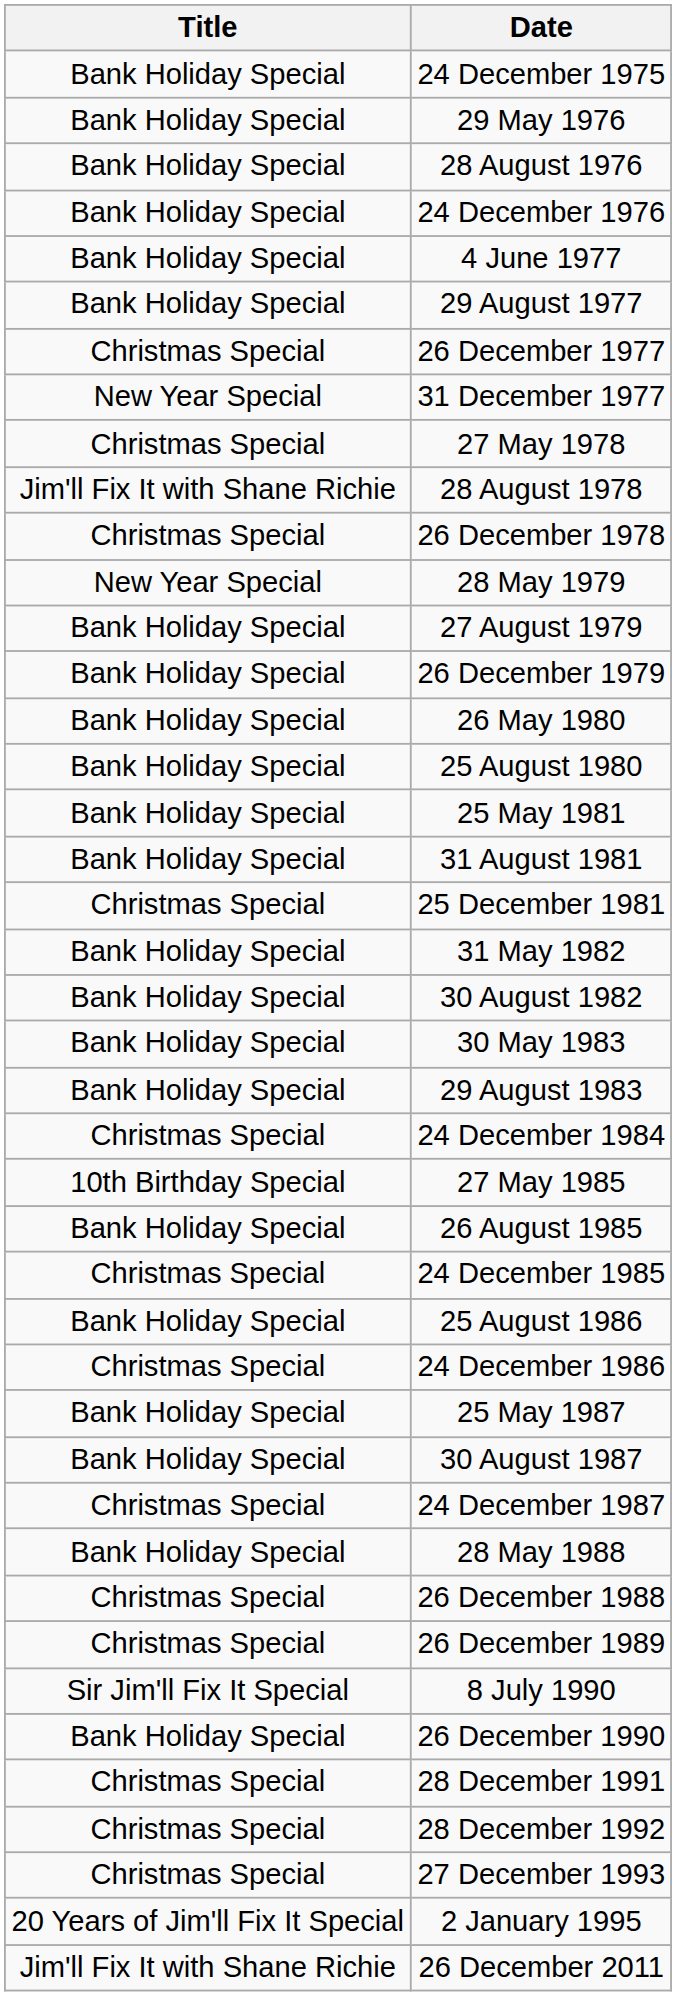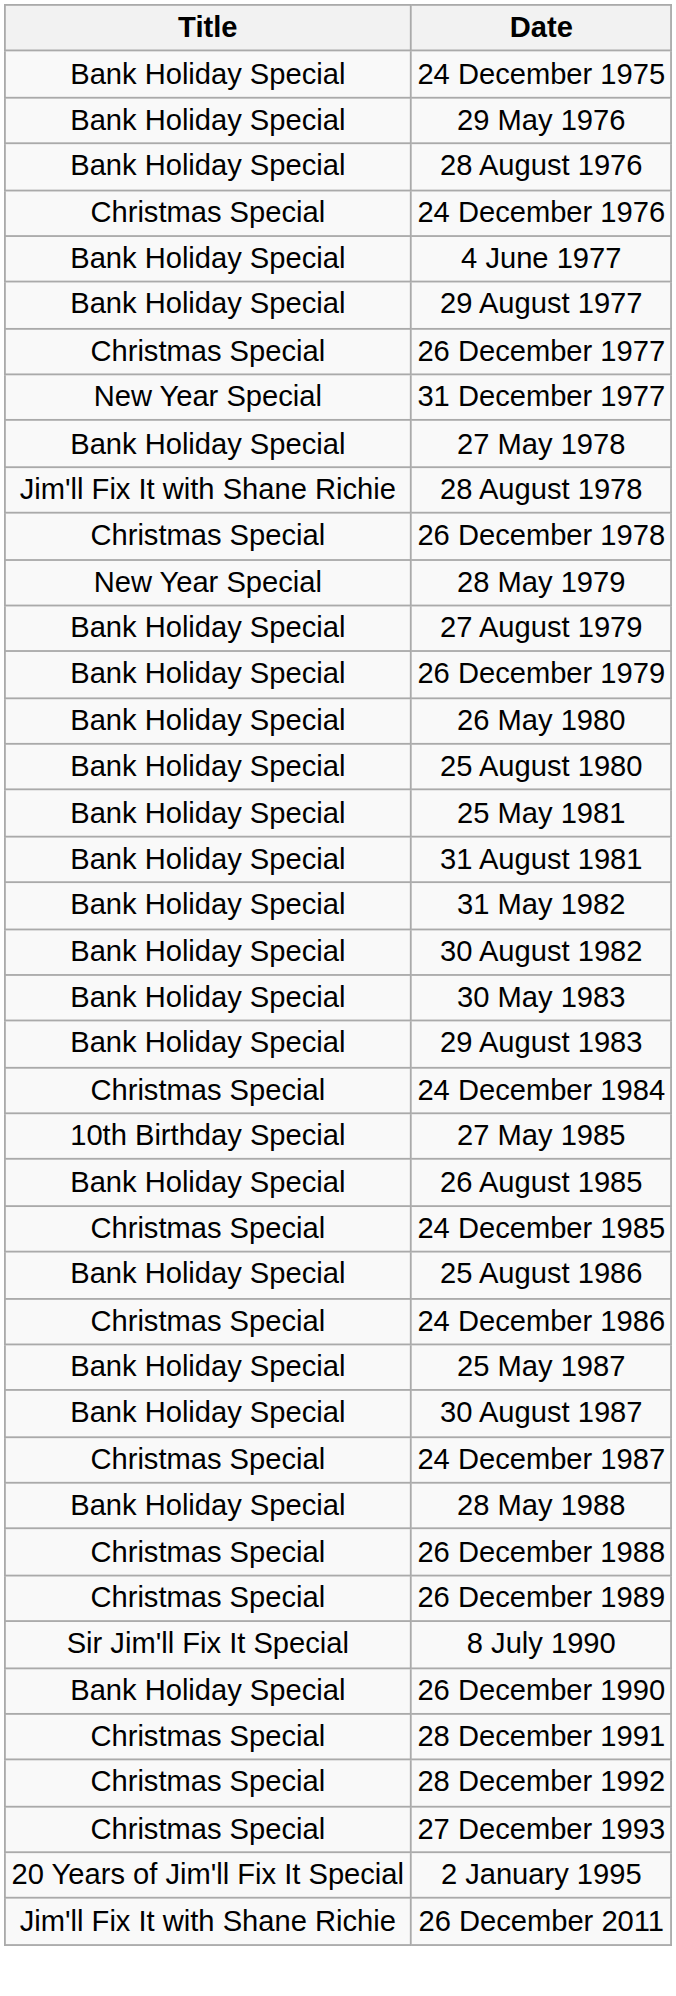(208, 212) Bank Holiday Special -> (208, 212) Christmas Special
(208, 443) Christmas Special -> (208, 443) Bank Holiday Special
- row: (541, 905)
